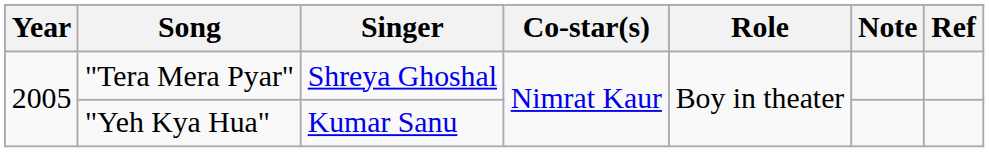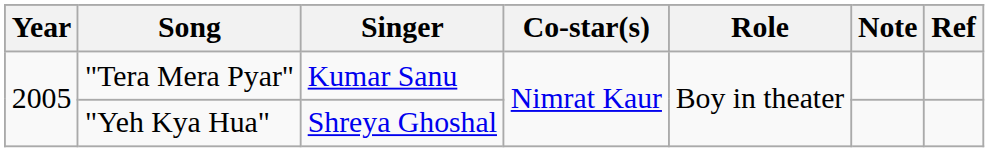(402, 75) Shreya Ghoshal -> (383, 75) Kumar Sanu
(383, 122) Kumar Sanu -> (402, 122) Shreya Ghoshal
